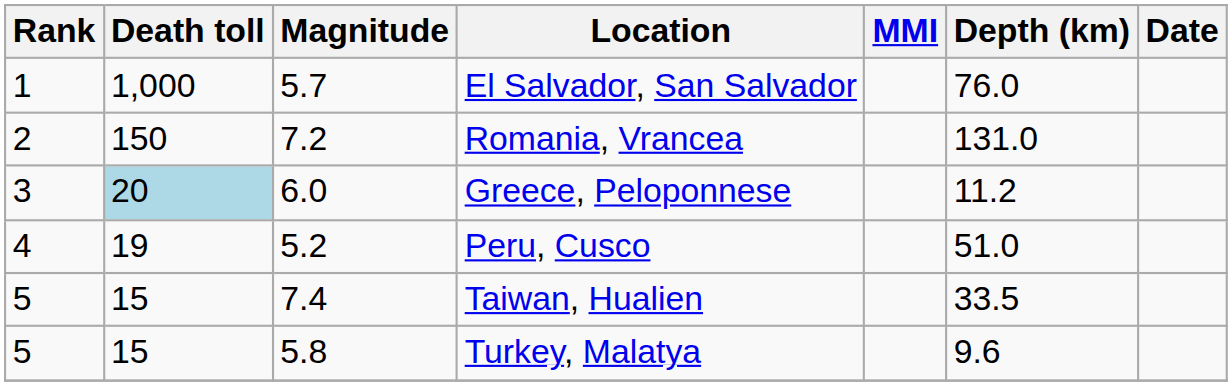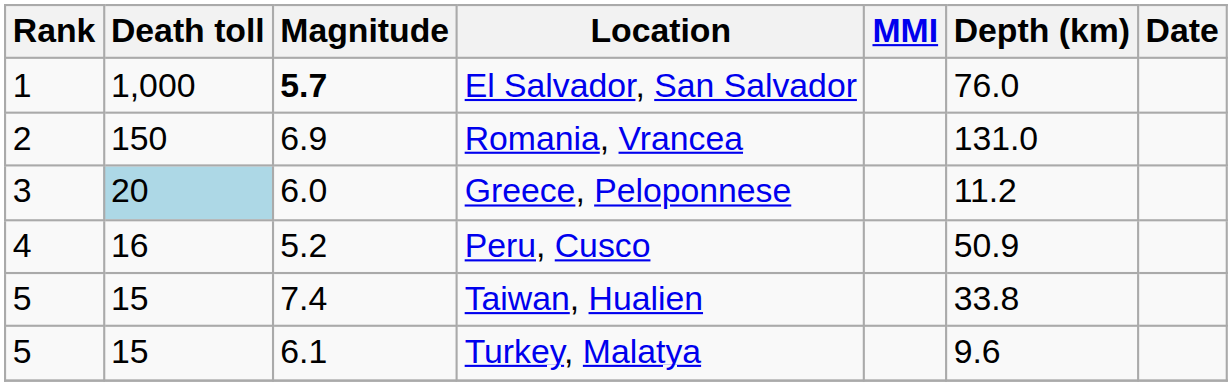(304, 84) normal -> (304, 84) bold
(304, 138) 7.2 -> (304, 138) 6.9
(130, 245) 19 -> (130, 245) 16
(987, 245) 51.0 -> (987, 245) 50.9
(987, 298) 33.5 -> (987, 298) 33.8
(304, 352) 5.8 -> (304, 352) 6.1
